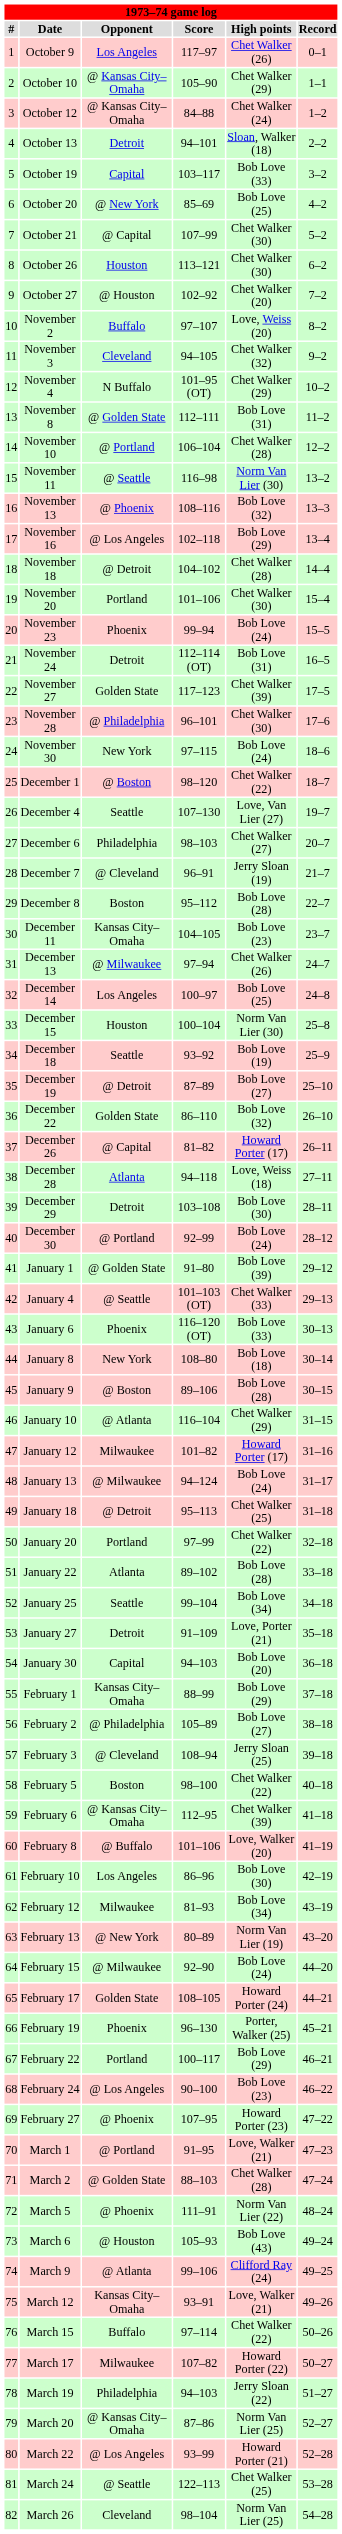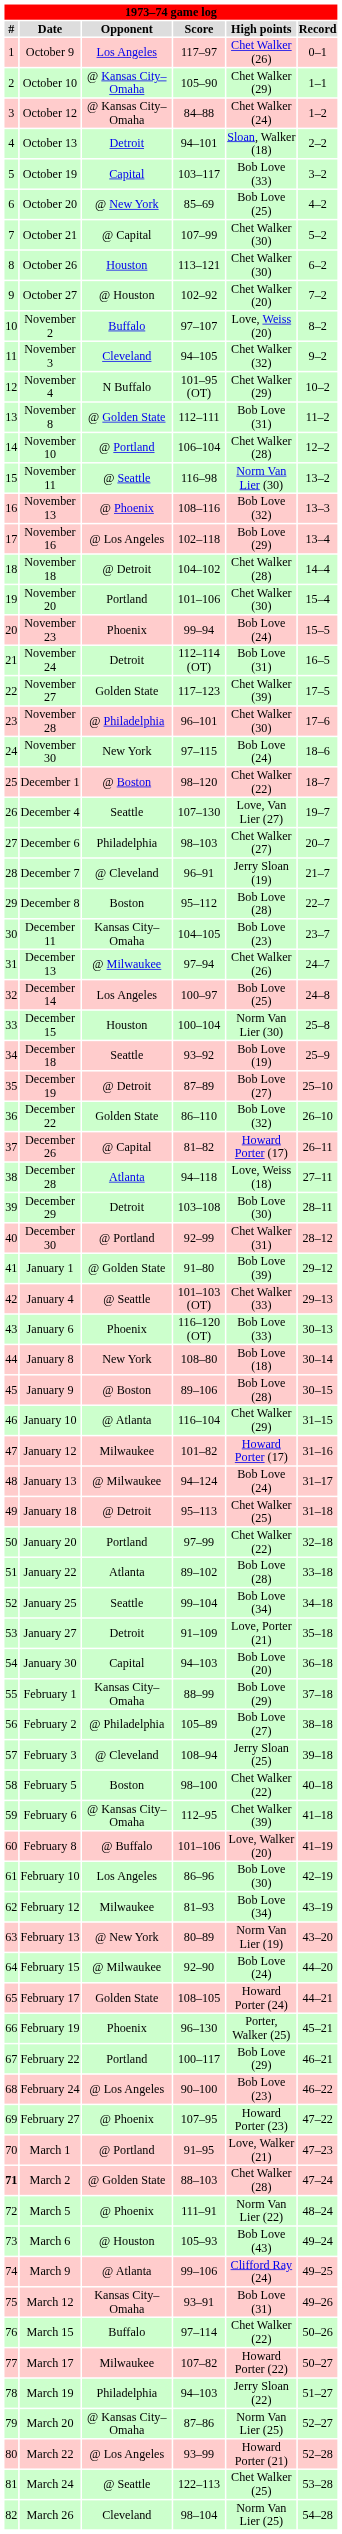(261, 1238) Bob Love (24) -> (261, 1238) Chet Walker (31)
(11, 2180) normal -> (11, 2180) bold
(261, 2302) Love, Walker (21) -> (261, 2302) Bob Love (31)
